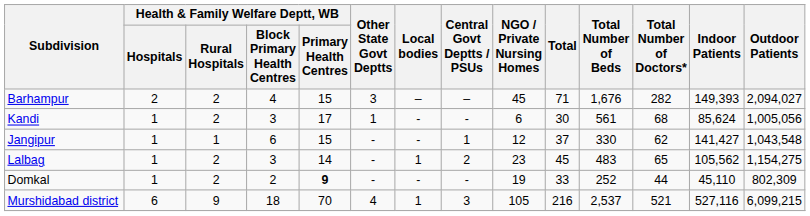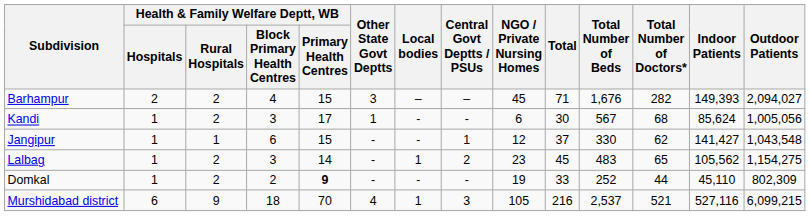(606, 119) 561 -> (606, 119) 567
